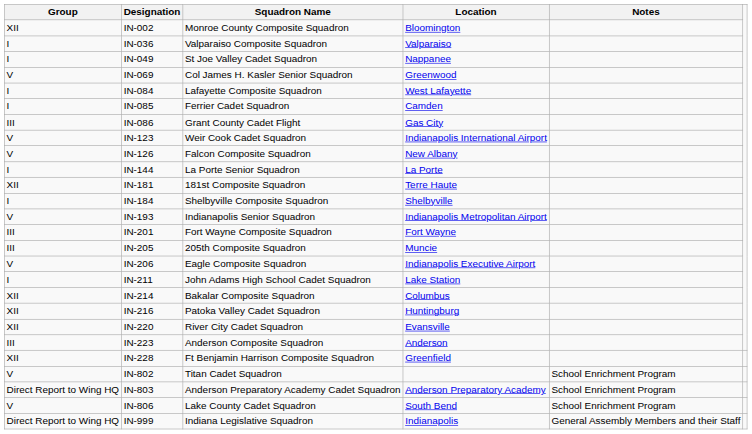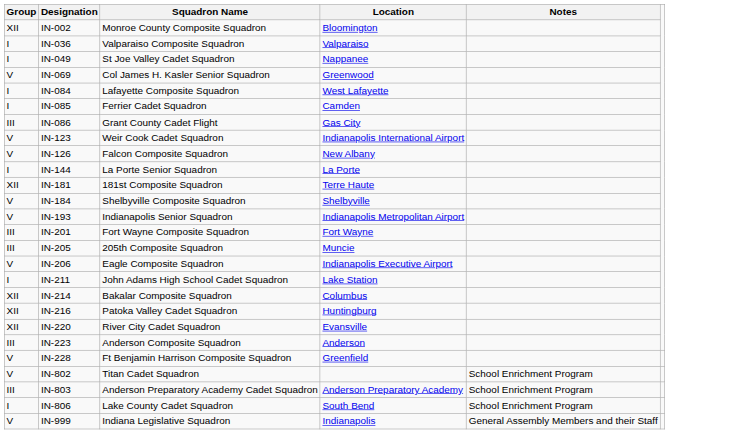(8, 201) I -> (10, 201) V
(13, 358) XII -> (10, 358) V
(63, 389) Direct Report to Wing HQ -> (11, 389) III
(10, 405) V -> (8, 405) I
(63, 421) Direct Report to Wing HQ -> (10, 421) V
